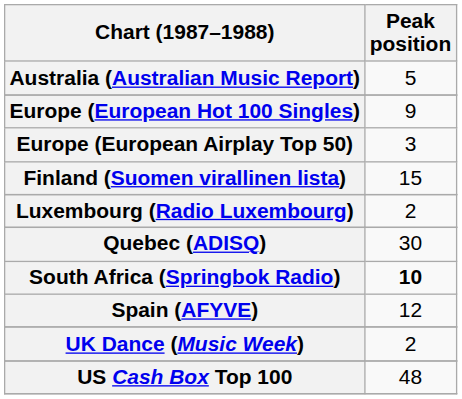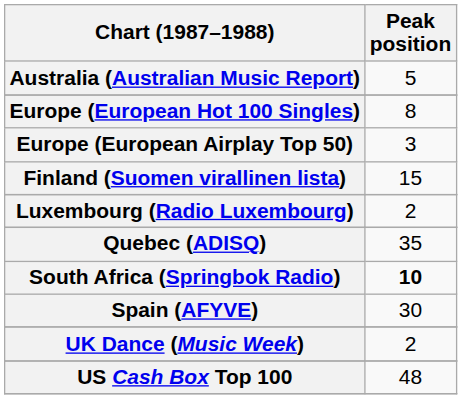(410, 111) 9 -> (410, 111) 8
(410, 244) 30 -> (410, 244) 35
(410, 310) 12 -> (410, 310) 30
